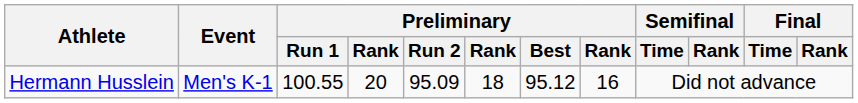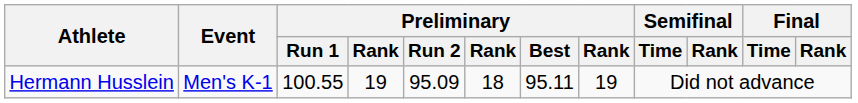(376, 82) 20 -> (376, 82) 19
(550, 82) 95.12 -> (550, 82) 95.11
(608, 82) 16 -> (606, 82) 19
